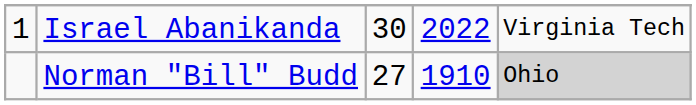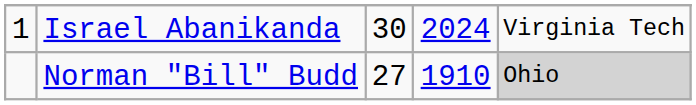(456, 29) 2022 -> (456, 29) 2024
